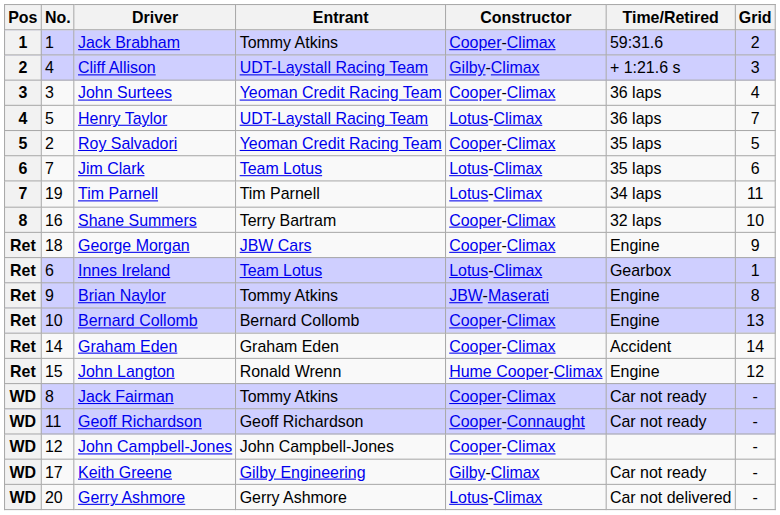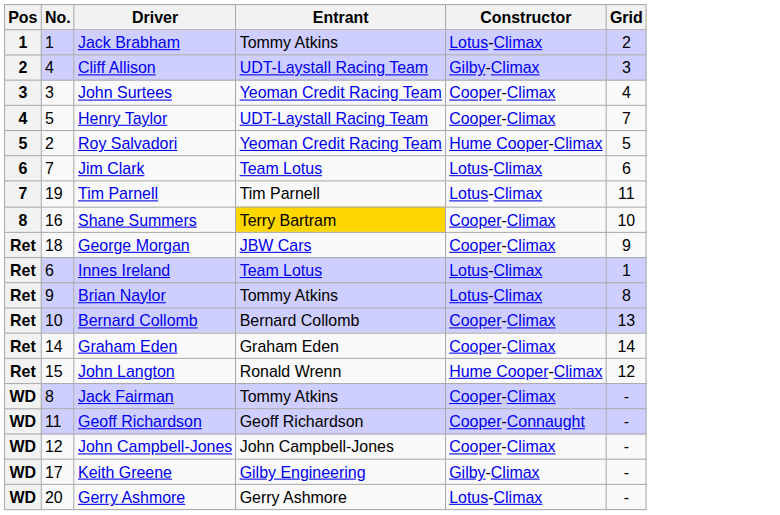- column: (671, 17)
(502, 43) Cooper-Climax -> (496, 43) Lotus-Climax
(496, 118) Lotus-Climax -> (502, 118) Cooper-Climax
(502, 144) Cooper-Climax -> (526, 144) Hume Cooper-Climax
(288, 219) no background -> (288, 219) gold background
(499, 295) JBW-Maserati -> (496, 295) Lotus-Climax
